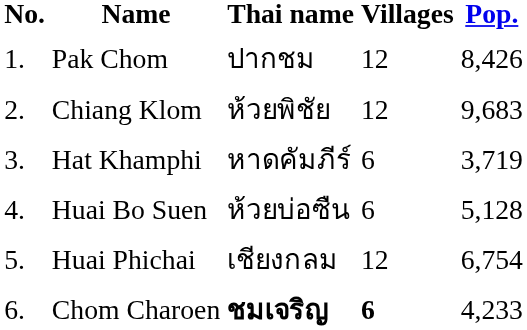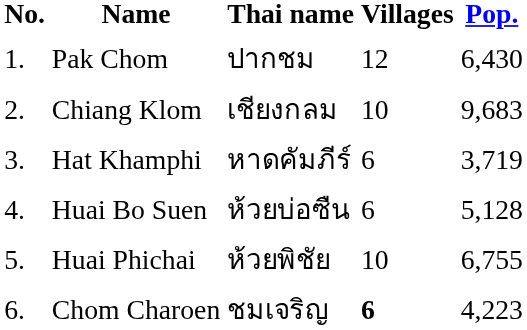(492, 58) 8,426 -> (492, 58) 6,430
(279, 109) ห้วยพิชัย -> (283, 109) เชียงกลม
(375, 108) 12 -> (375, 108) 10
(283, 260) เชียงกลม -> (279, 260) ห้วยพิชัย
(375, 259) 12 -> (375, 259) 10
(492, 259) 6,754 -> (492, 259) 6,755
(278, 310) bold -> (278, 310) normal
(492, 309) 4,233 -> (492, 309) 4,223
